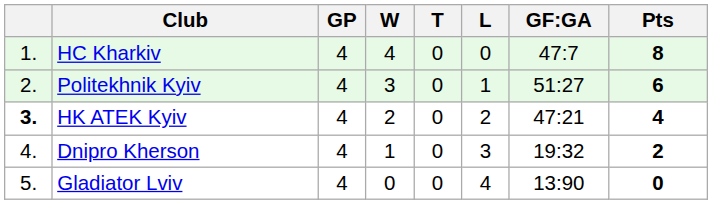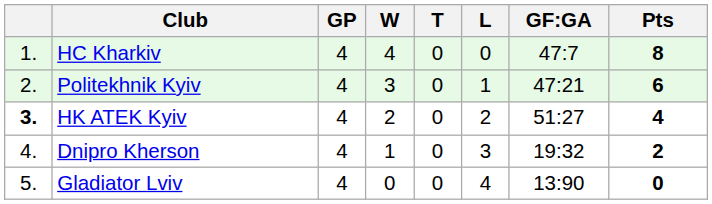(559, 85) 51:27 -> (559, 85) 47:21
(559, 118) 47:21 -> (559, 118) 51:27
